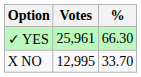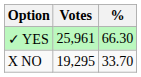(76, 61) 12,995 -> (76, 61) 19,295
